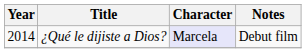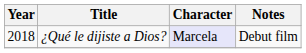(21, 36) 2014 -> (21, 36) 2018
